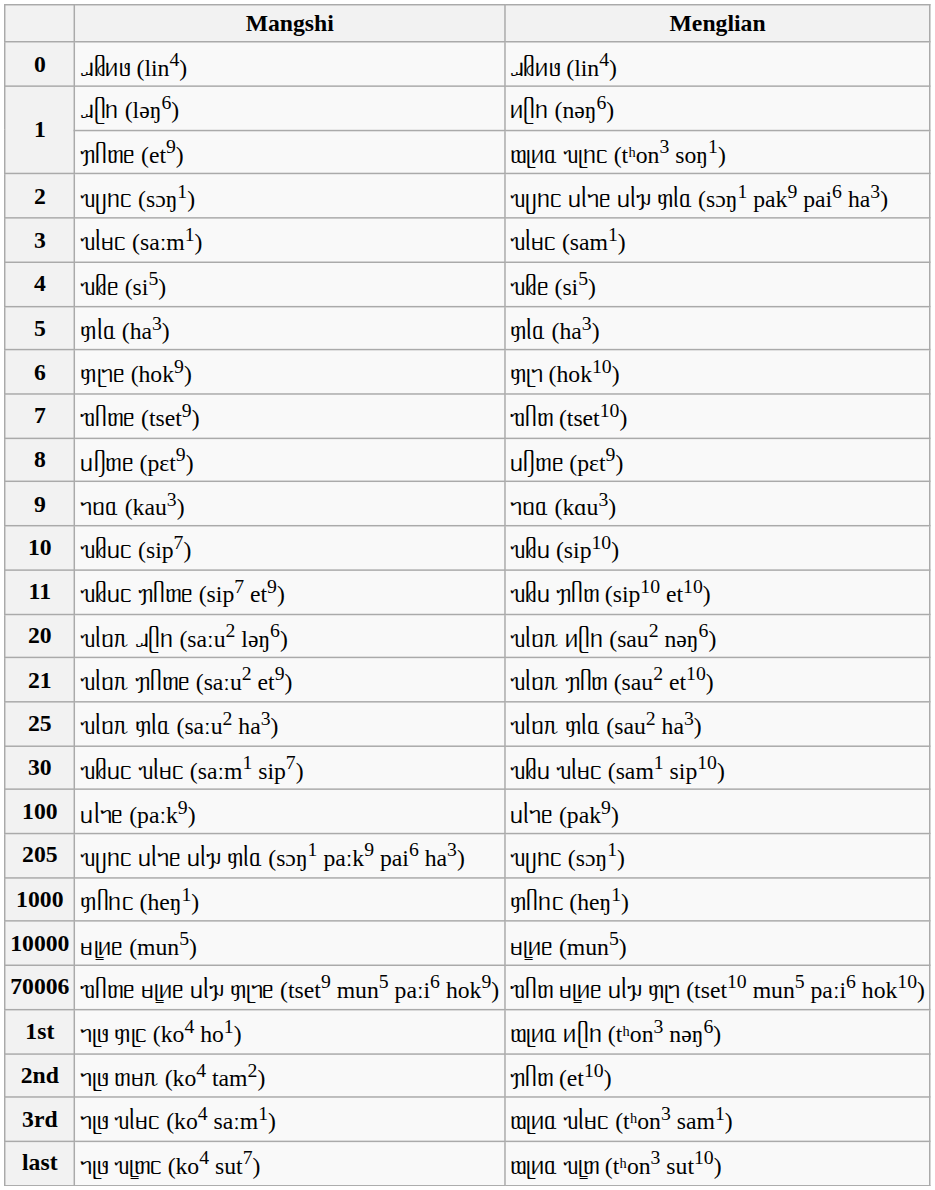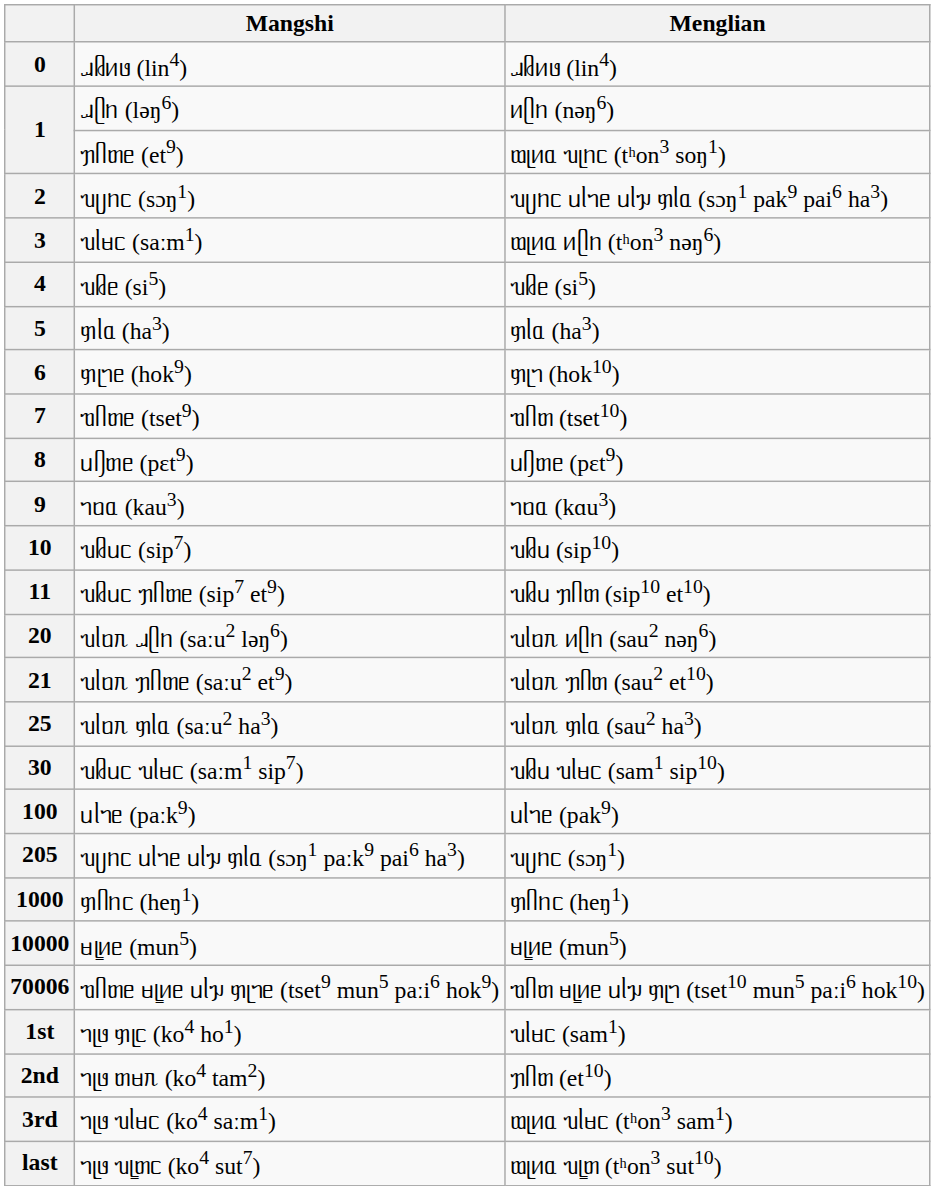(568, 239) ᥔᥣᥛᥴ (sam1) -> (616, 239) ᥗᥨᥢᥲ ᥢᥫᥒ (tʰon3 nəŋ6)
(616, 1031) ᥗᥨᥢᥲ ᥢᥫᥒ (tʰon3 nəŋ6) -> (568, 1031) ᥔᥣᥛᥴ (sam1)
